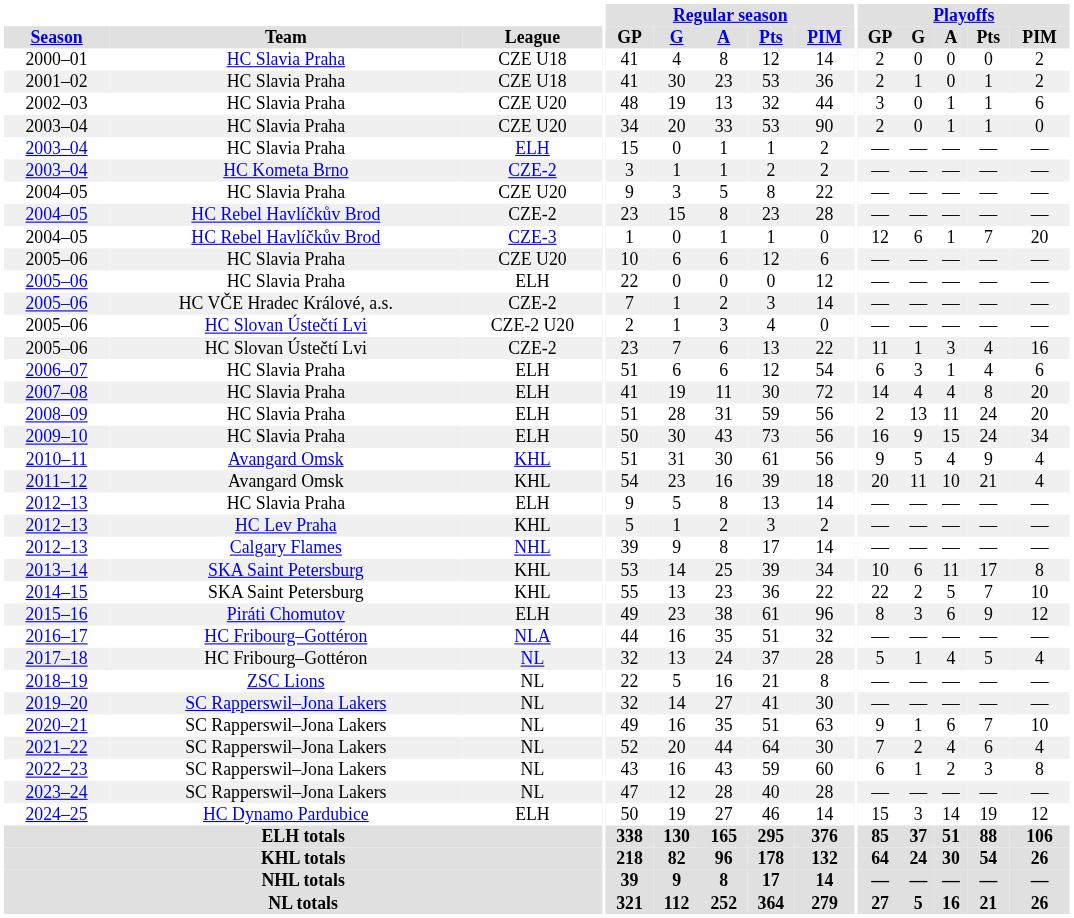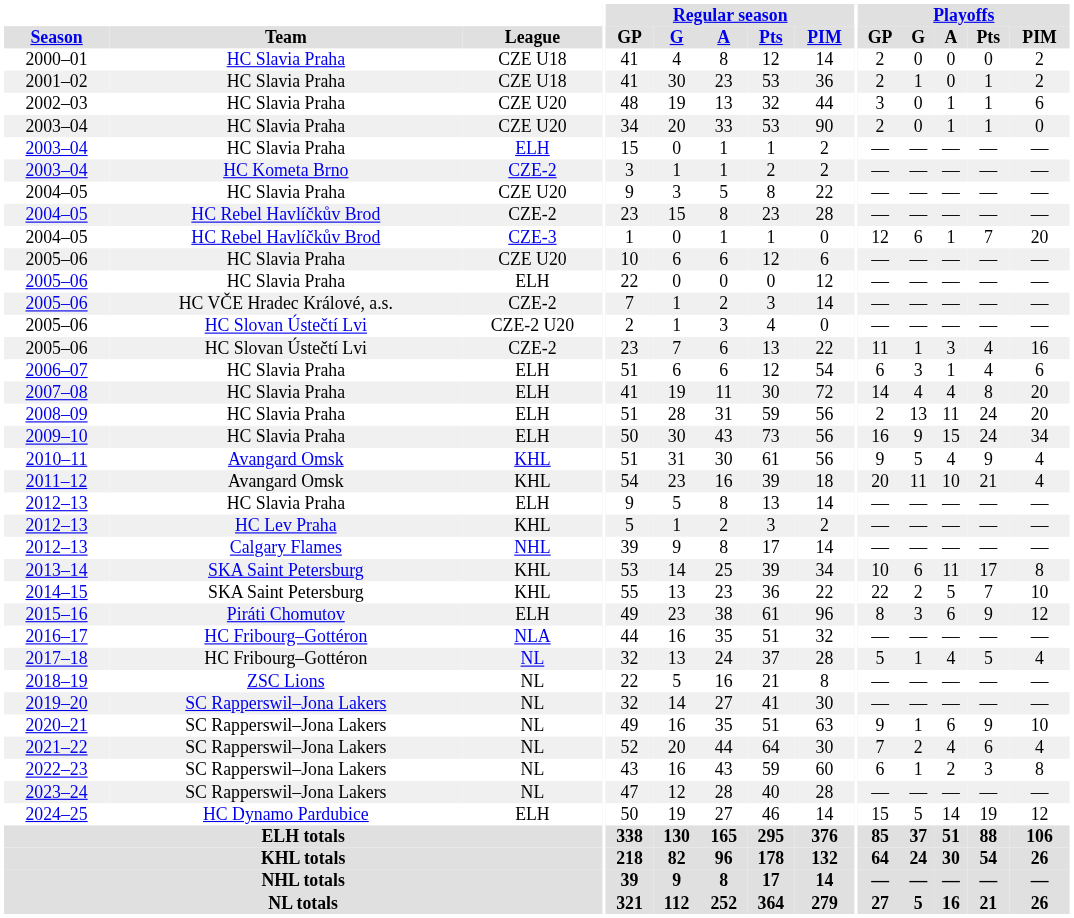(988, 725) 7 -> (988, 725) 9
(918, 814) 3 -> (918, 814) 5
